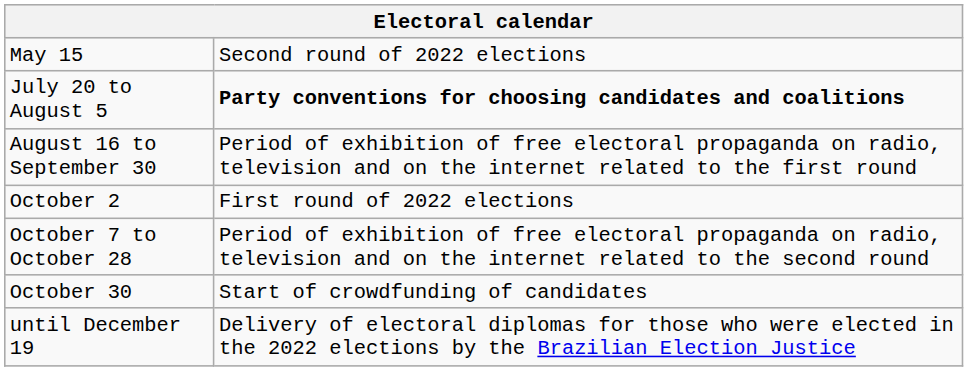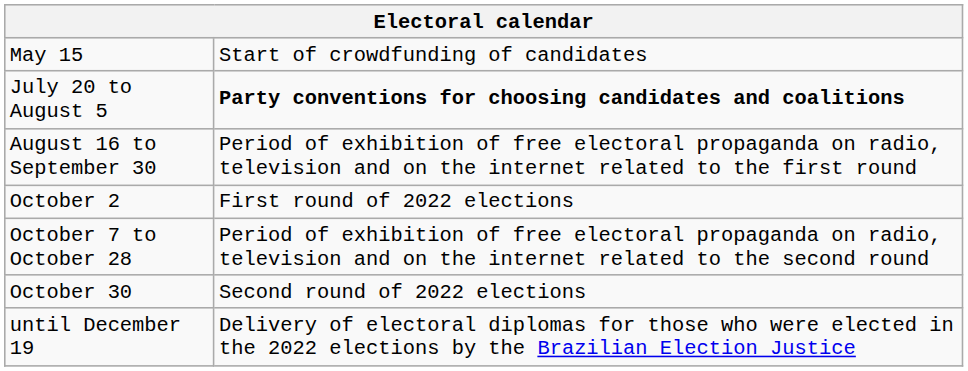(403, 55) Second round of 2022 elections -> (433, 55) Start of crowdfunding of candidates
(433, 292) Start of crowdfunding of candidates -> (403, 292) Second round of 2022 elections
